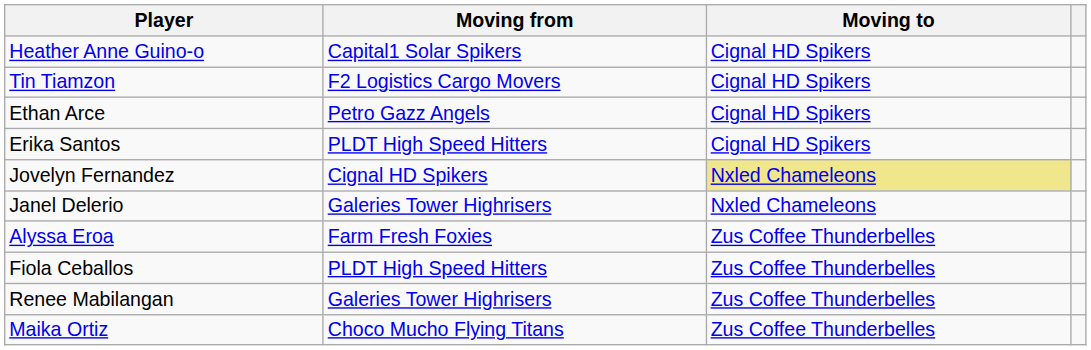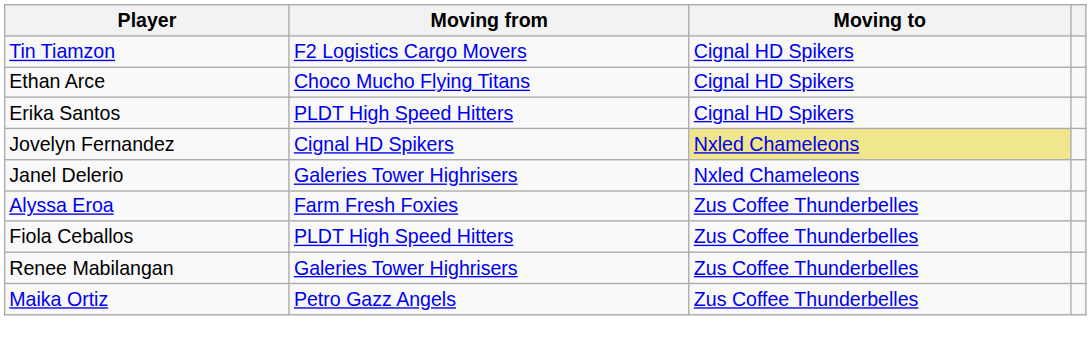- row: (107, 51)
(409, 113) Petro Gazz Angels -> (412, 82) Choco Mucho Flying Titans
(446, 330) Choco Mucho Flying Titans -> (375, 299) Petro Gazz Angels
